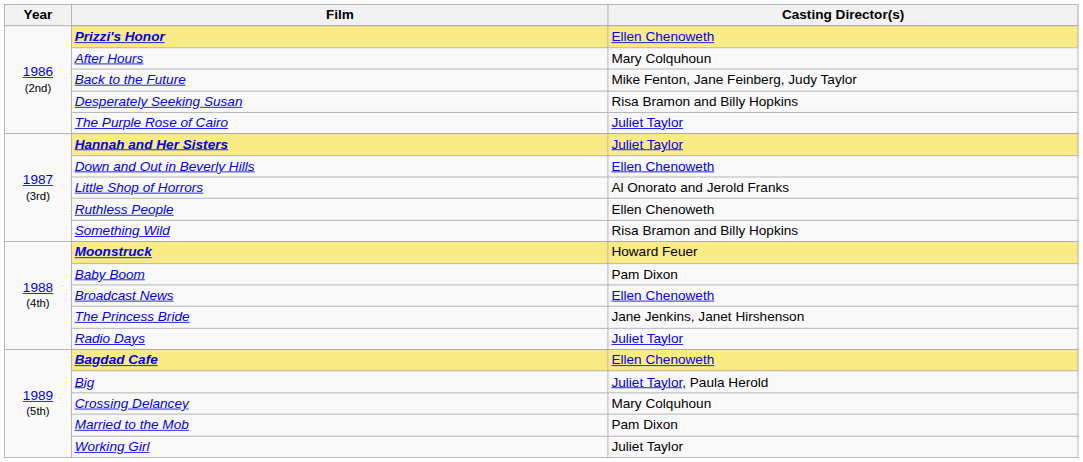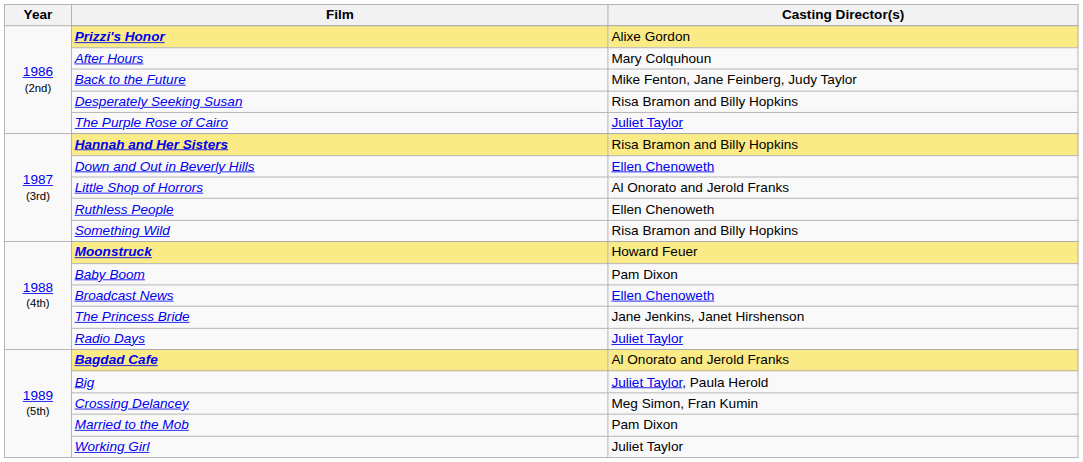(663, 36) Ellen Chenoweth -> (651, 36) Alixe Gordon
(647, 144) Juliet Taylor -> (705, 144) Risa Bramon and Billy Hopkins
(663, 360) Ellen Chenoweth -> (700, 360) Al Onorato and Jerold Franks
(661, 403) Mary Colquhoun -> (685, 403) Meg Simon, Fran Kumin
